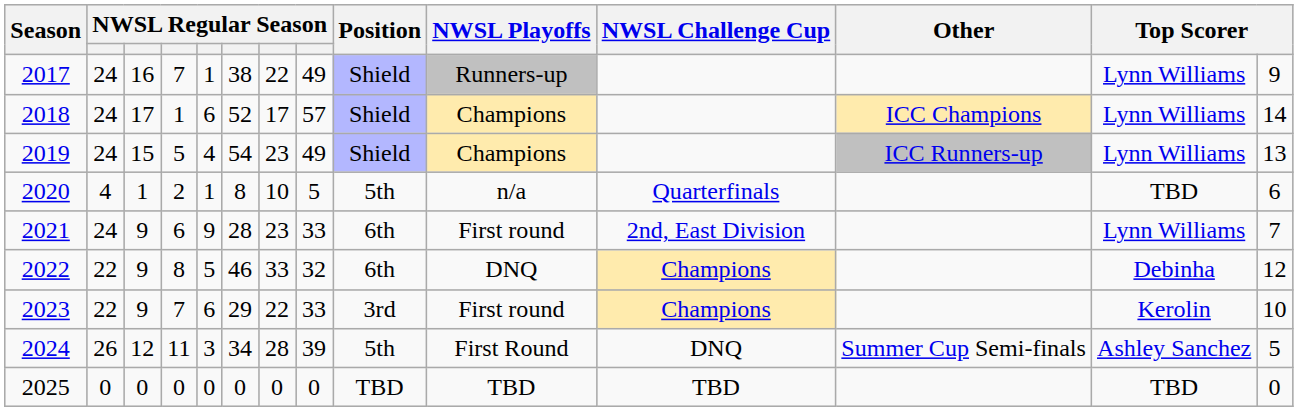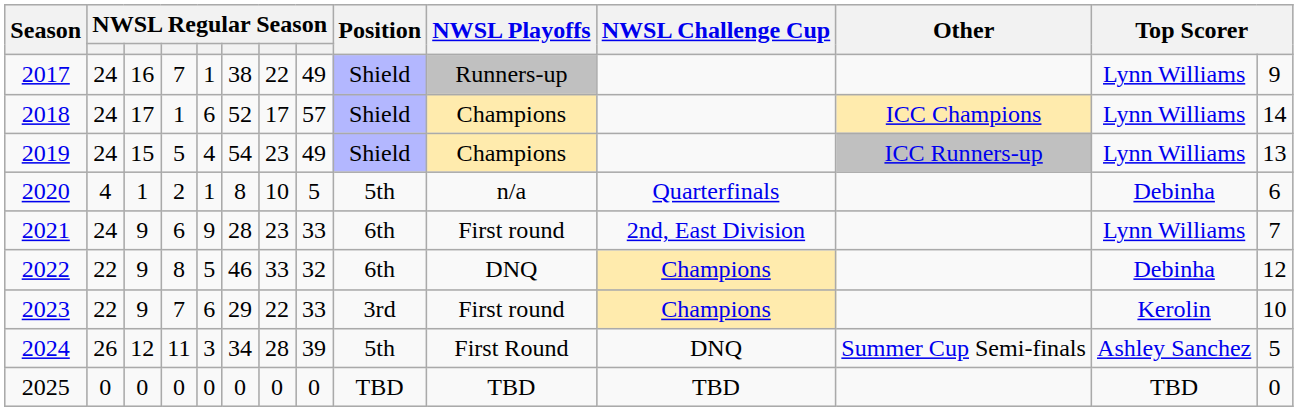(1174, 190) TBD -> (1174, 190) Debinha
